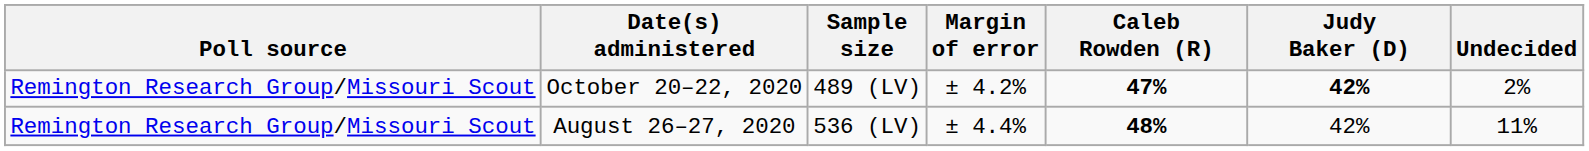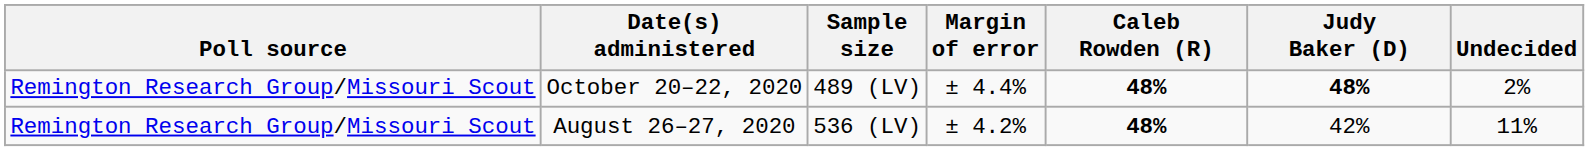(986, 88) ± 4.2% -> (986, 88) ± 4.4%
(1146, 88) 47% -> (1146, 88) 48%
(1349, 88) 42% -> (1349, 88) 48%
(986, 126) ± 4.4% -> (986, 126) ± 4.2%
